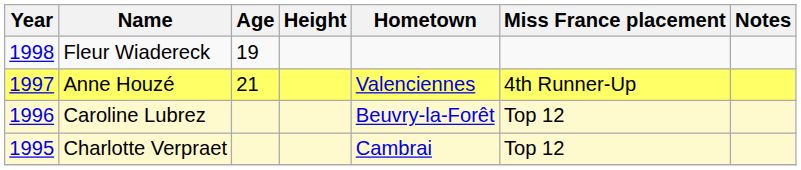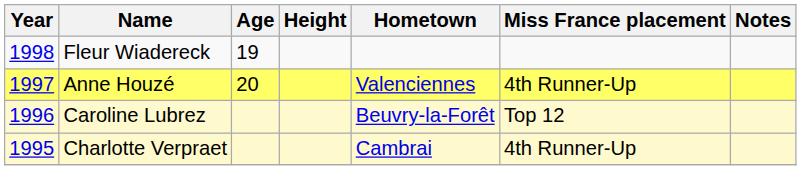(248, 84) 21 -> (248, 84) 20
(534, 148) Top 12 -> (570, 148) 4th Runner-Up
